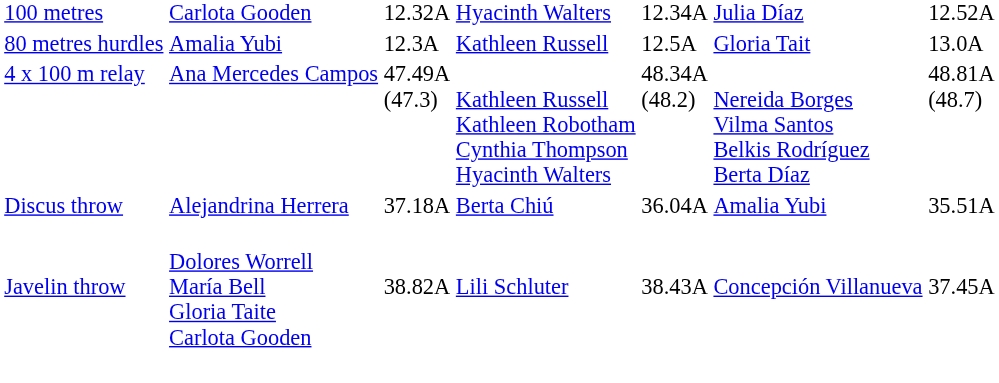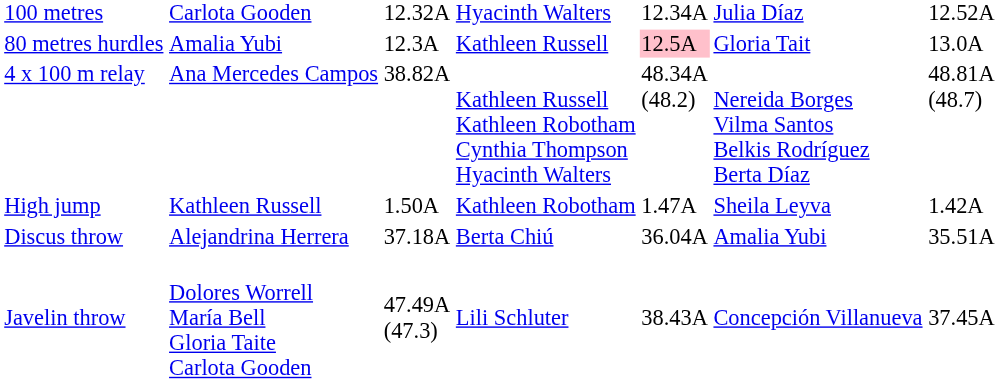(669, 43) no background -> (669, 43) pink background
(417, 86) 47.49A (47.3) -> (417, 74) 38.82A
+ row: (52, 205)
(417, 286) 38.82A -> (417, 317) 47.49A (47.3)
